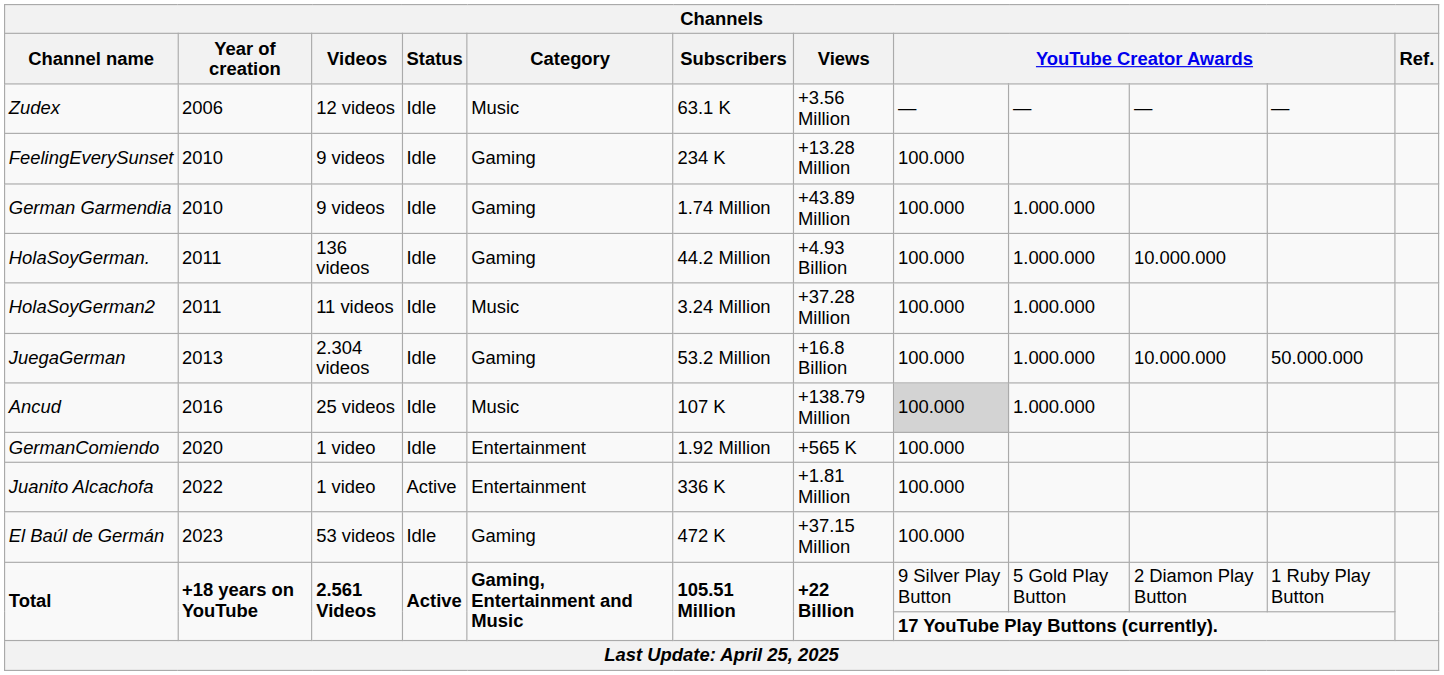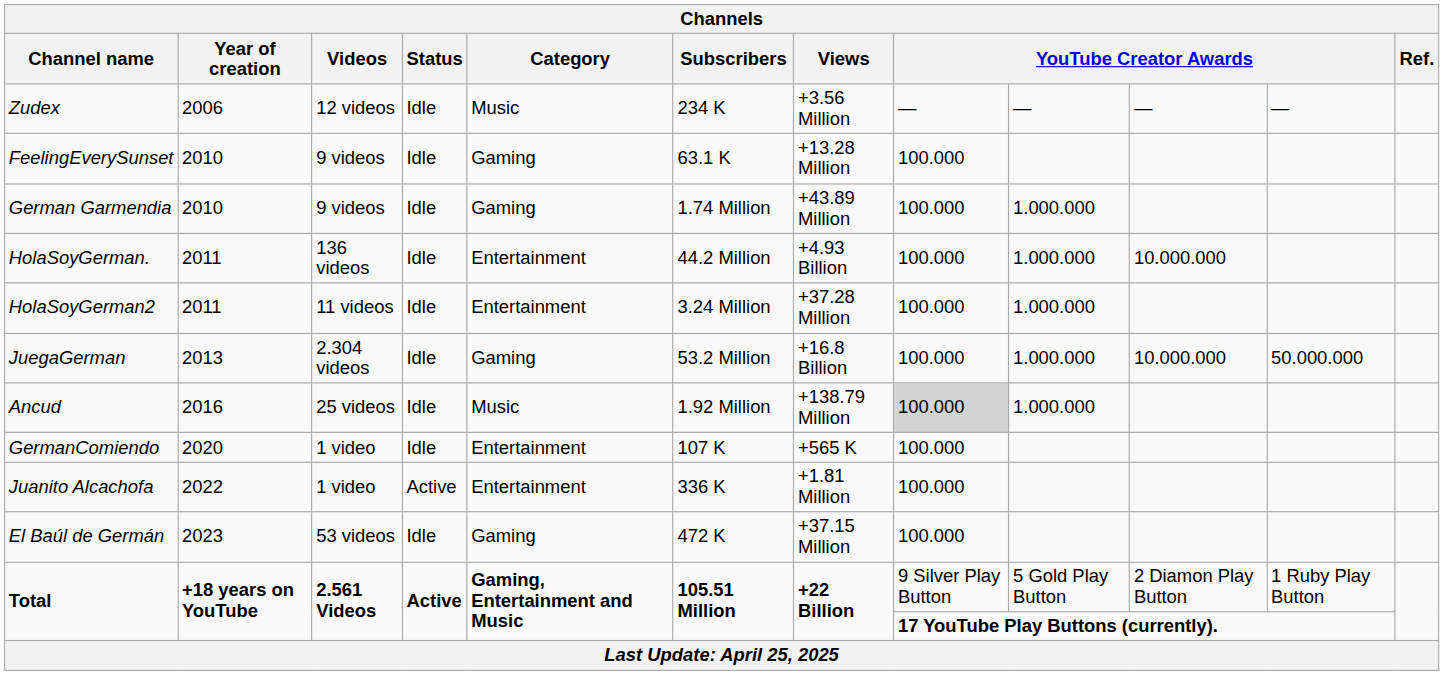(704, 108) 63.1 K -> (702, 108) 234 K
(702, 158) 234 K -> (704, 158) 63.1 K
(503, 258) Gaming -> (528, 258) Entertainment
(495, 308) Music -> (528, 308) Entertainment
(702, 407) 107 K -> (724, 407) 1.92 Million
(724, 447) 1.92 Million -> (702, 447) 107 K
